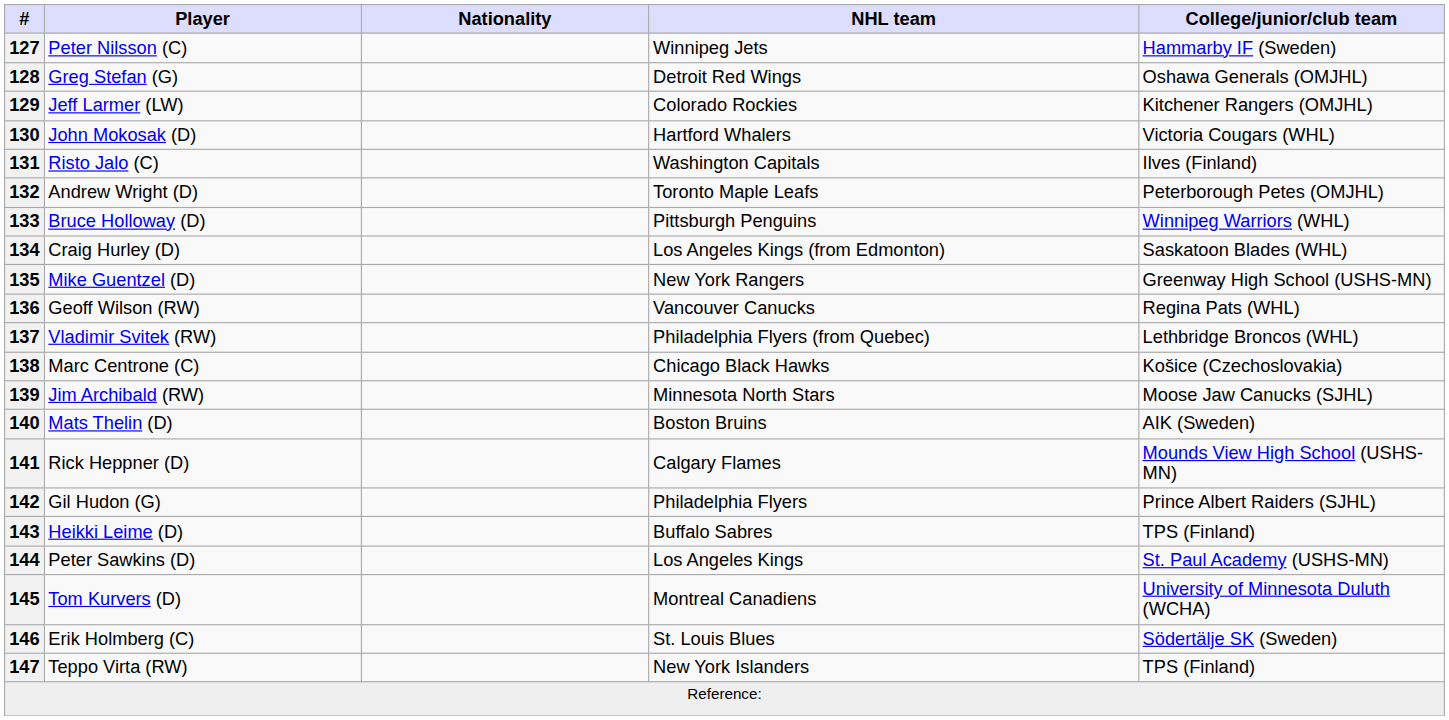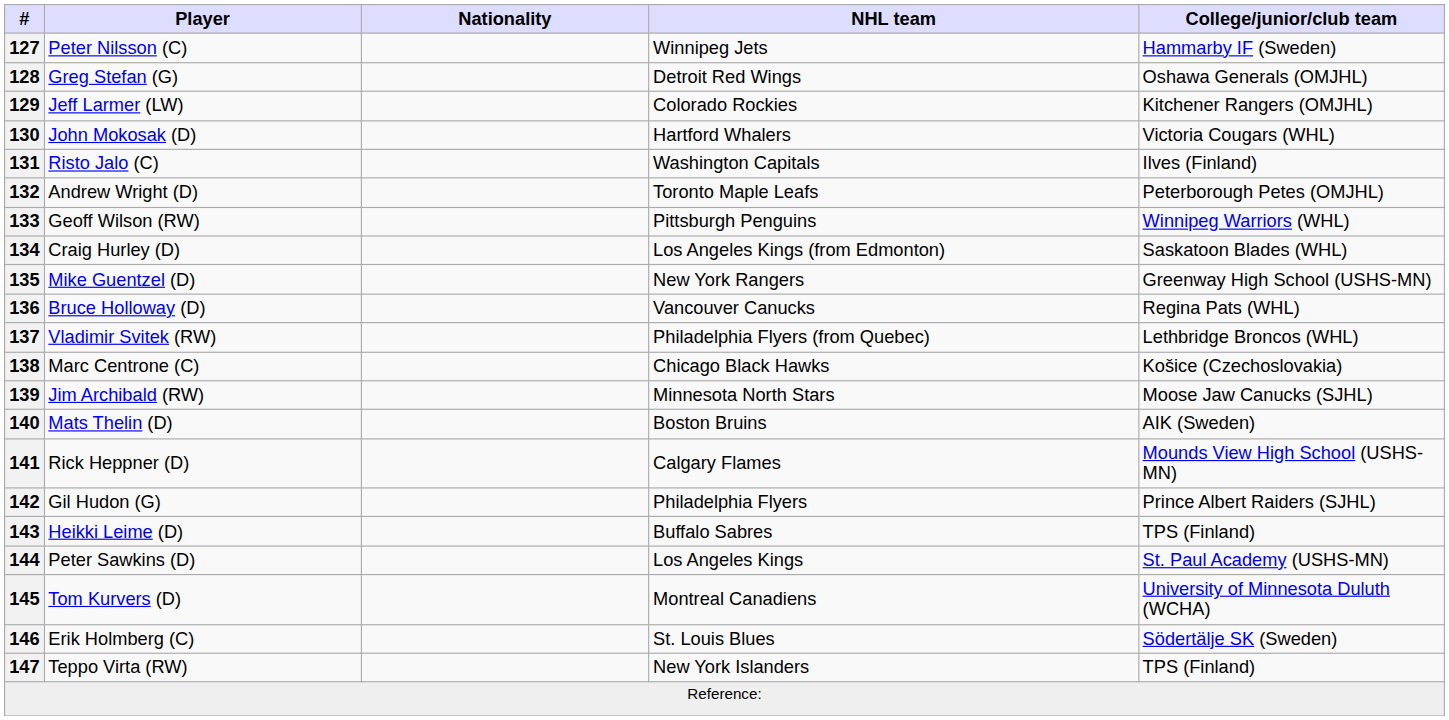(127, 221) Bruce Holloway (D) -> (124, 221) Geoff Wilson (RW)
(124, 308) Geoff Wilson (RW) -> (127, 308) Bruce Holloway (D)
